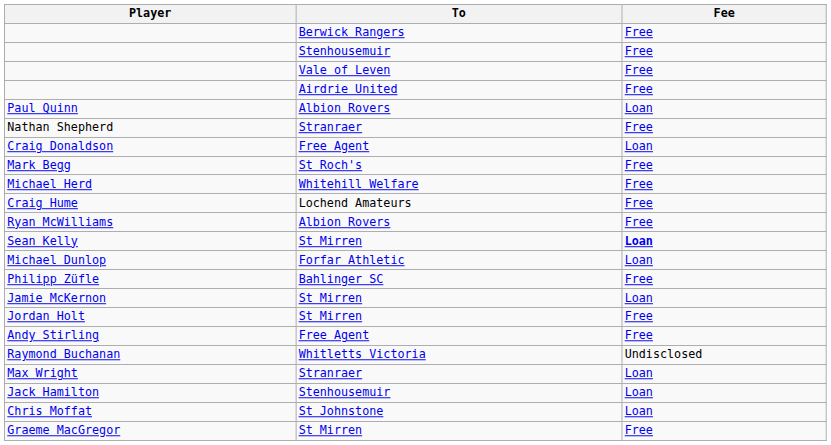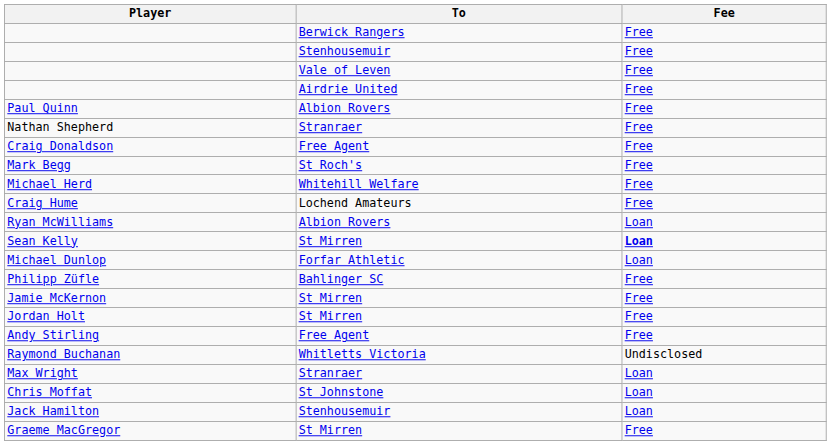(639, 109) Loan -> (639, 109) Free
(639, 147) Loan -> (639, 147) Free
(639, 223) Free -> (639, 223) Loan
(639, 298) Loan -> (639, 298) Free
rows swapped: (53, 393) <-> (50, 412)
